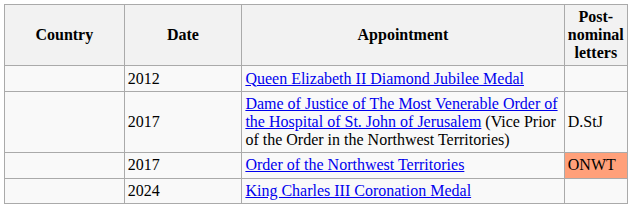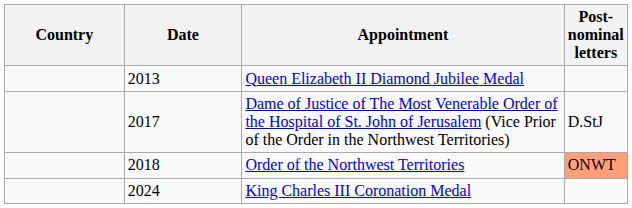(144, 78) 2012 -> (144, 78) 2013
(144, 165) 2017 -> (144, 165) 2018
